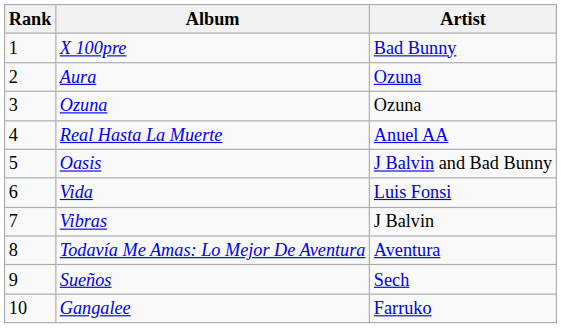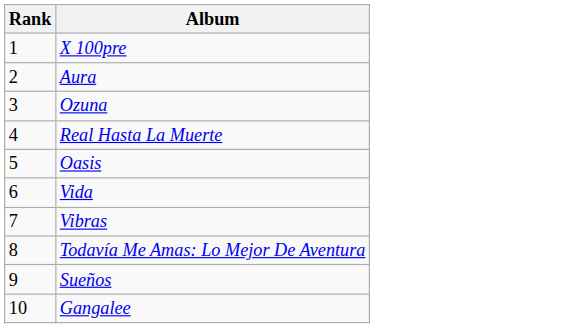- column: (463, 18)
